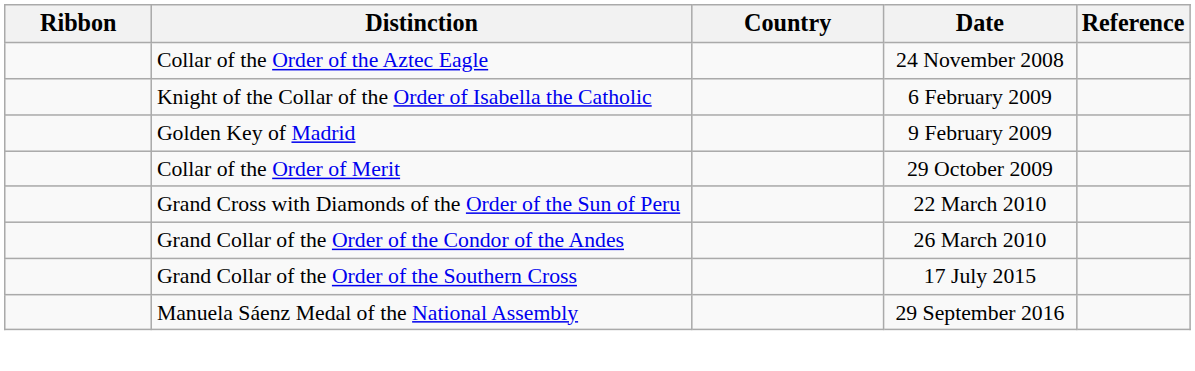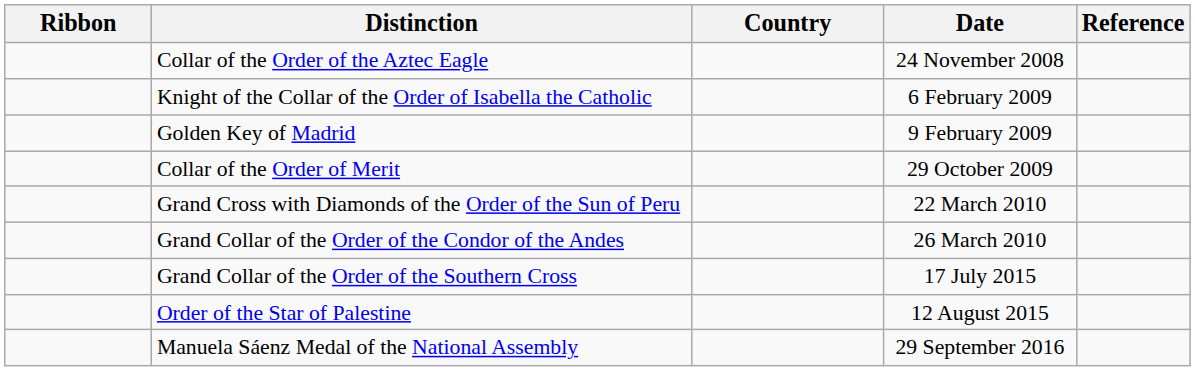+ row: (284, 311)
